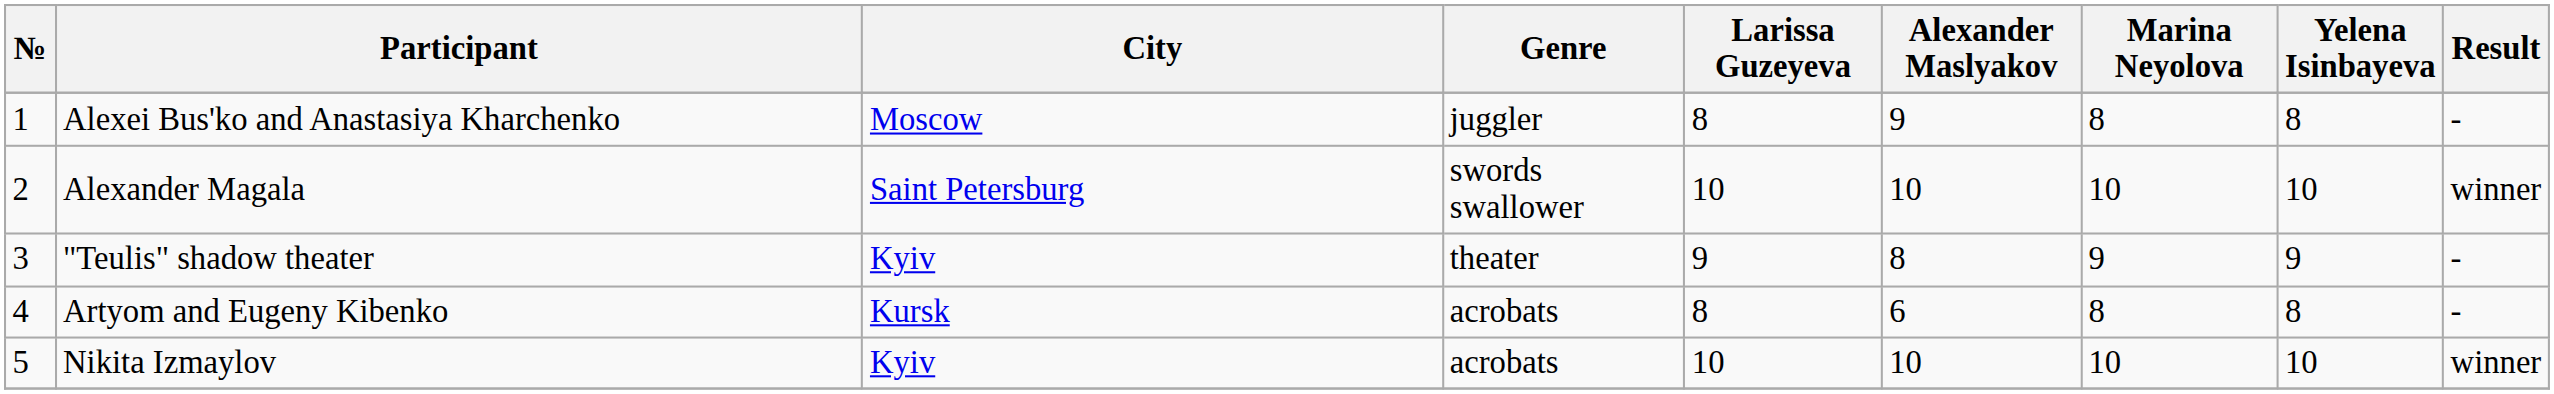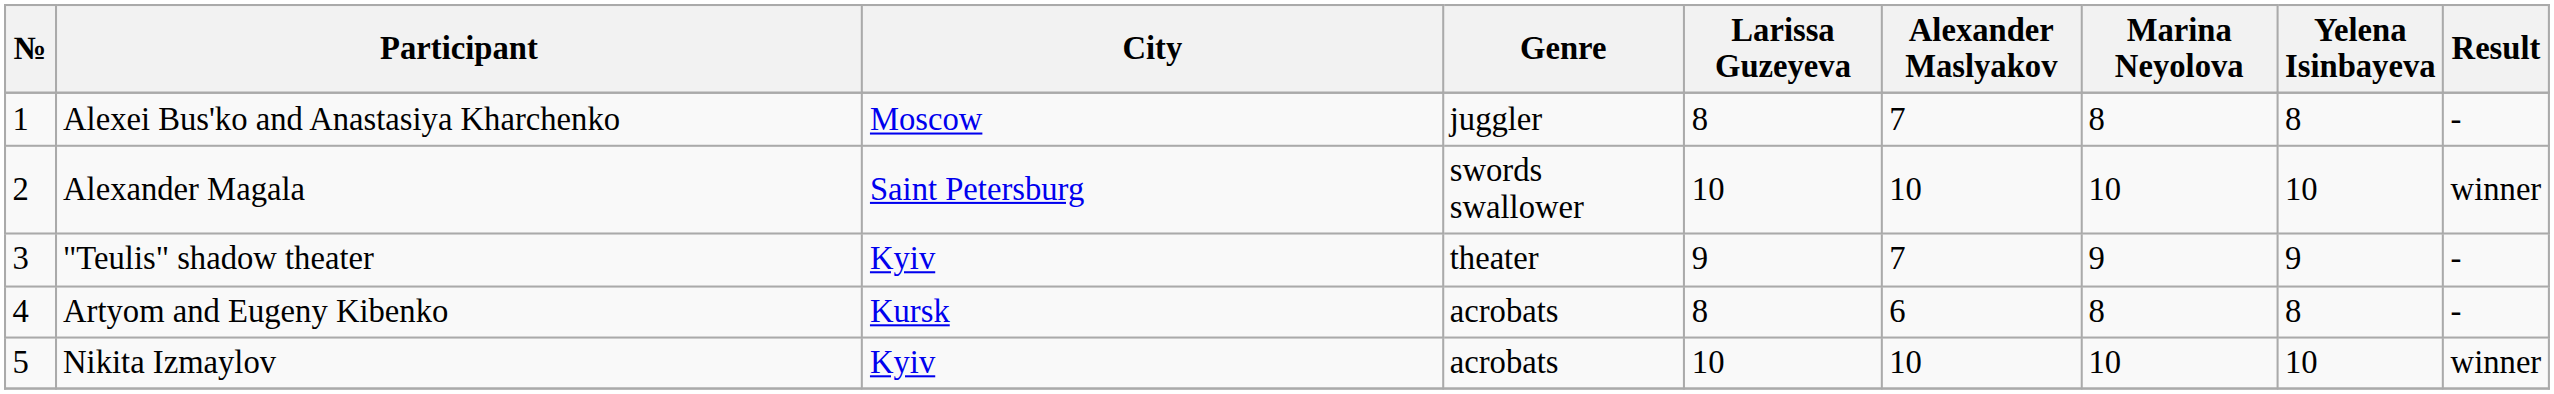(1897, 118) 9 -> (1897, 118) 7
(1897, 259) 8 -> (1897, 259) 7
